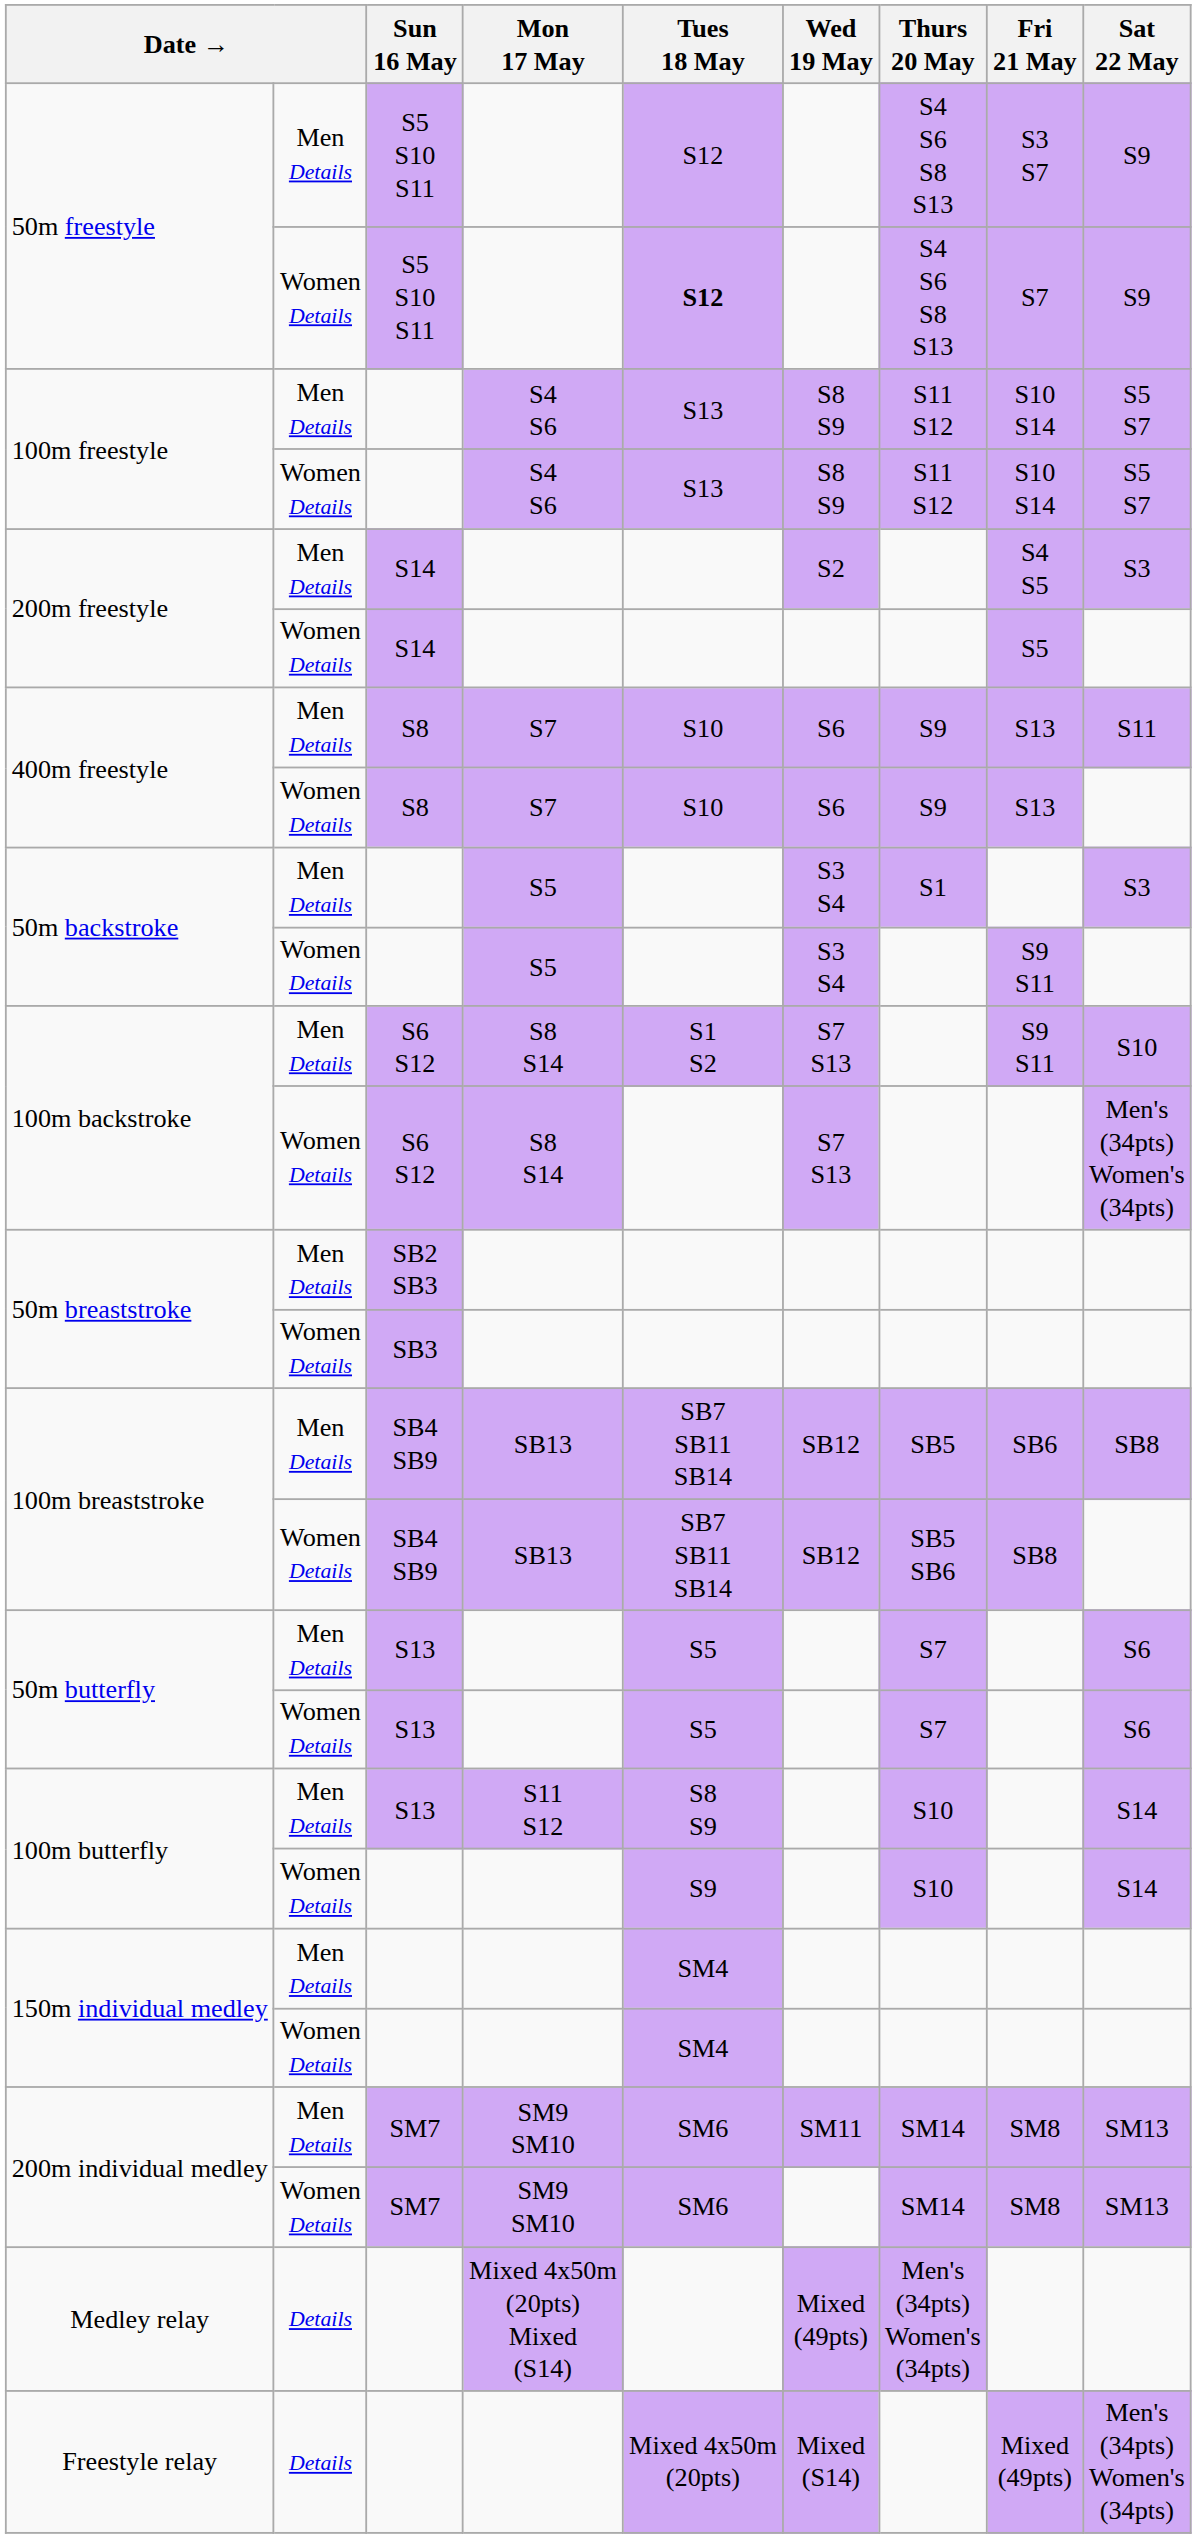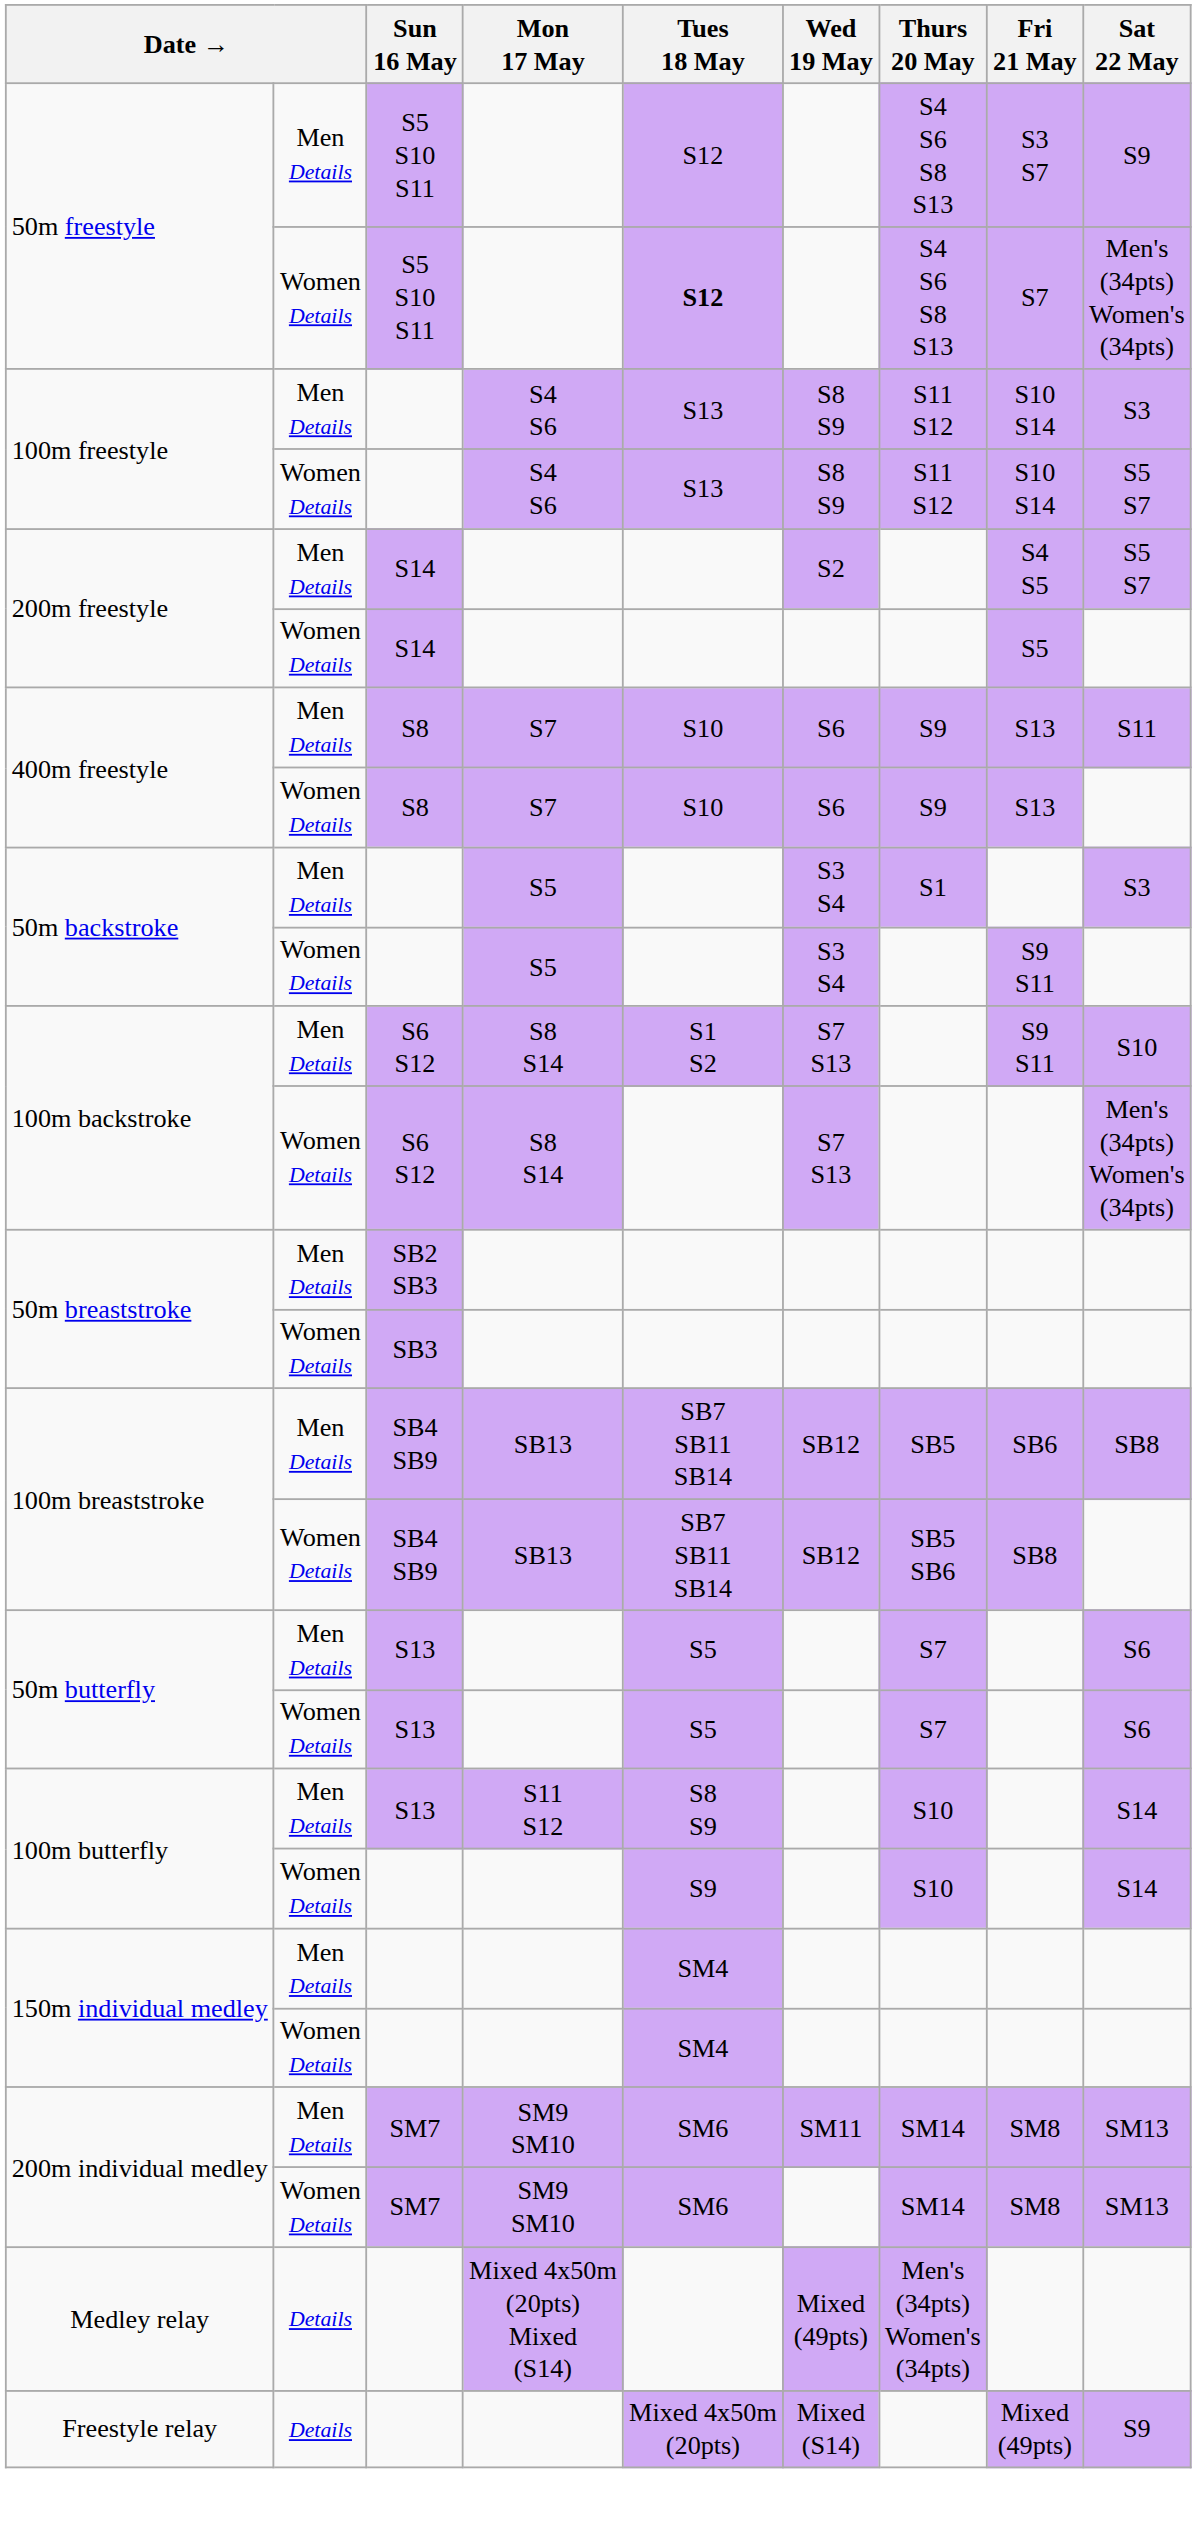(1137, 298) S9 -> (1137, 298) Men's (34pts) Women's (34pts)
(1137, 409) S5 S7 -> (1137, 409) S3
(1137, 568) S3 -> (1137, 568) S5 S7
(1137, 2462) Men's (34pts) Women's (34pts) -> (1137, 2429) S9
